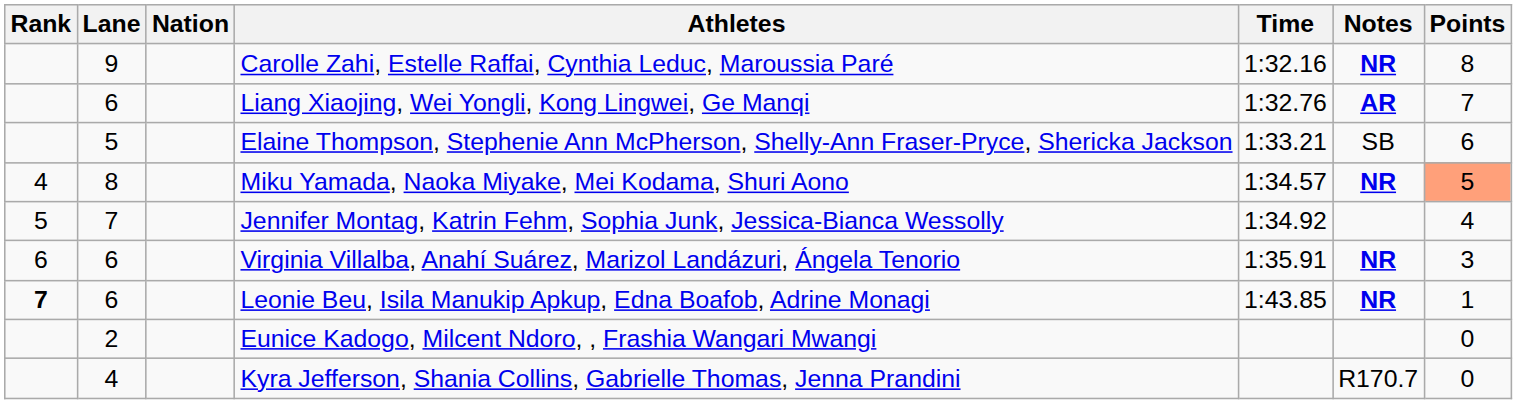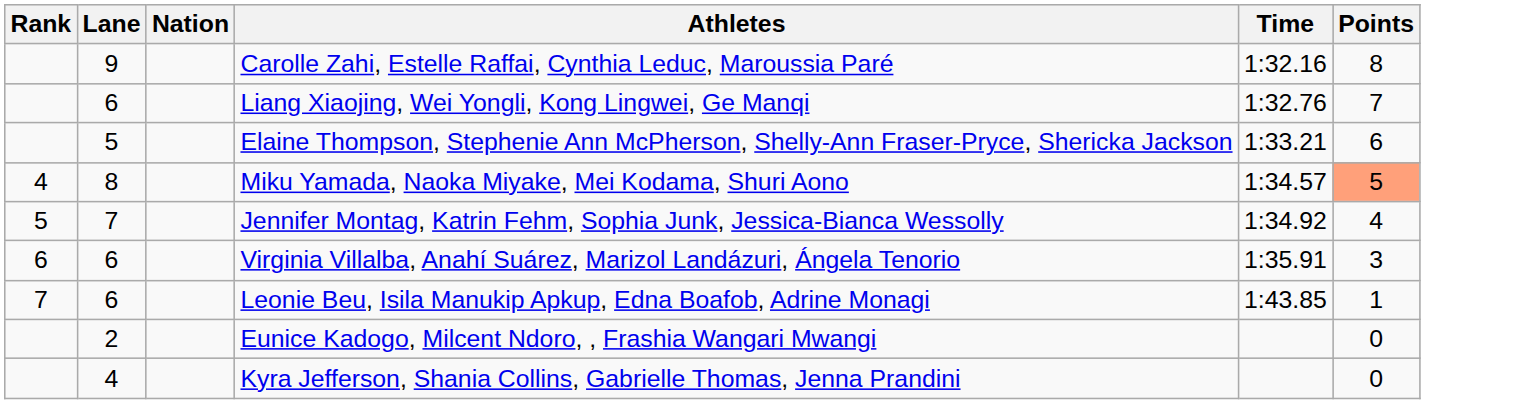- column: (1378, 24)
(41, 299) bold -> (41, 299) normal
